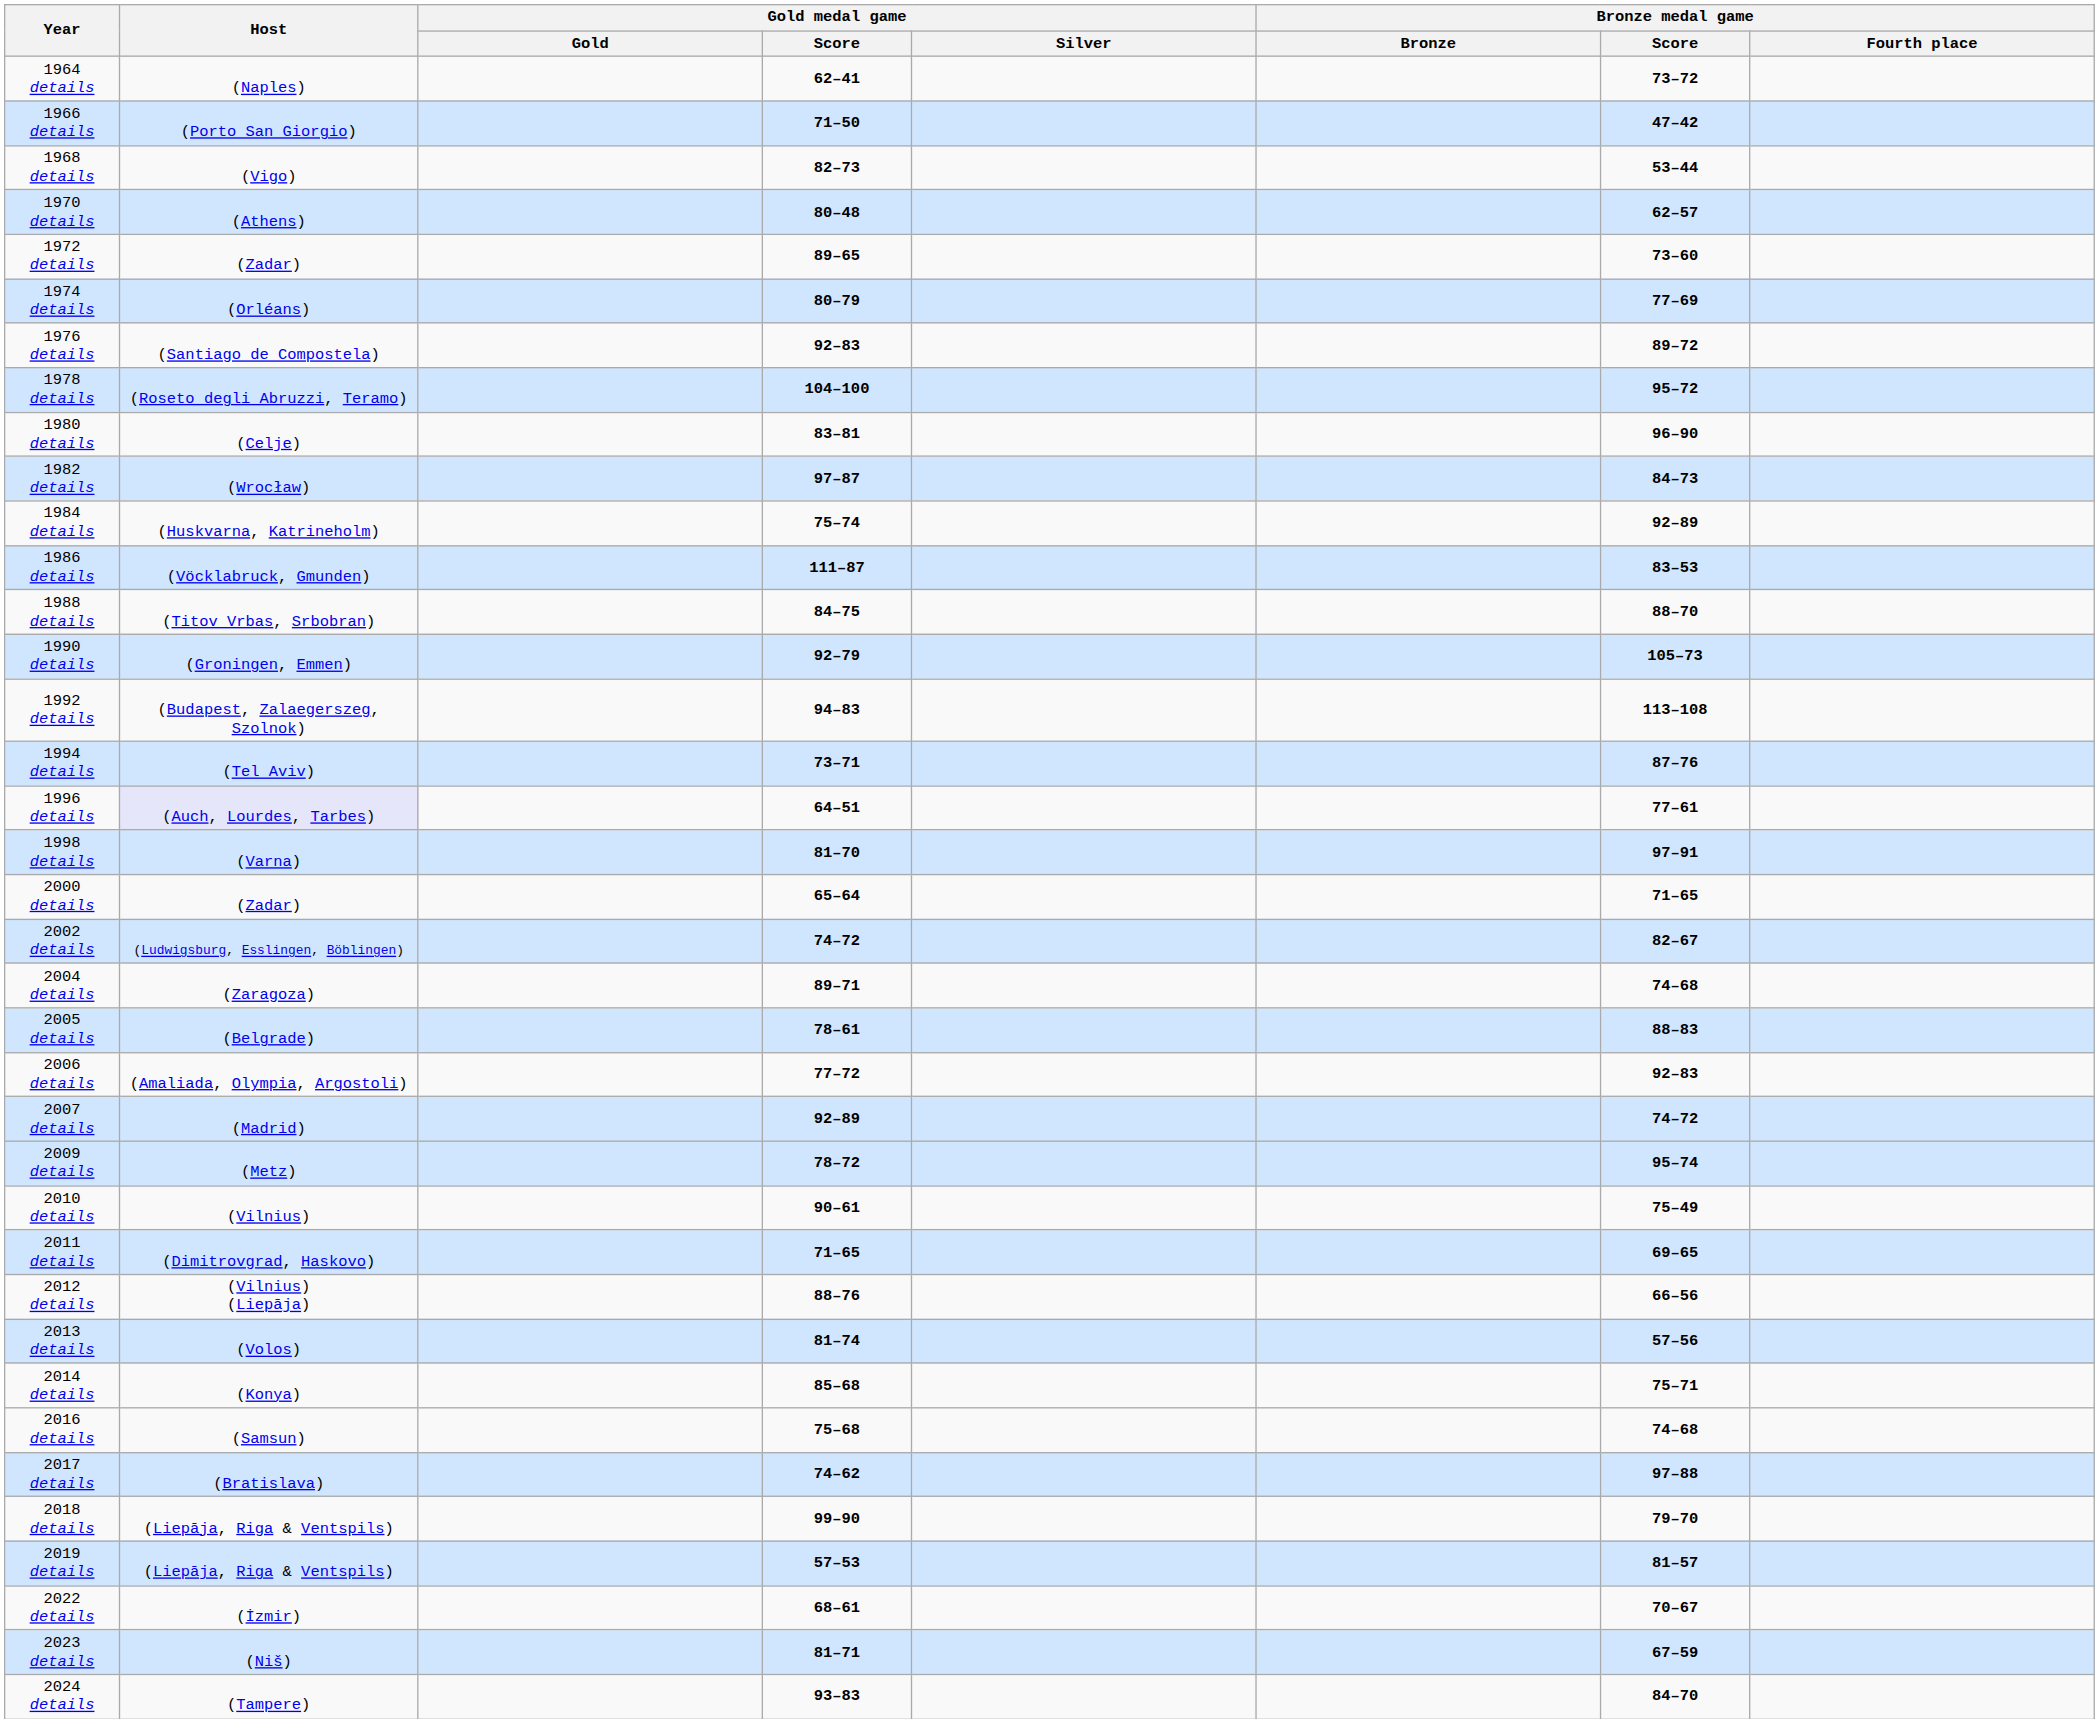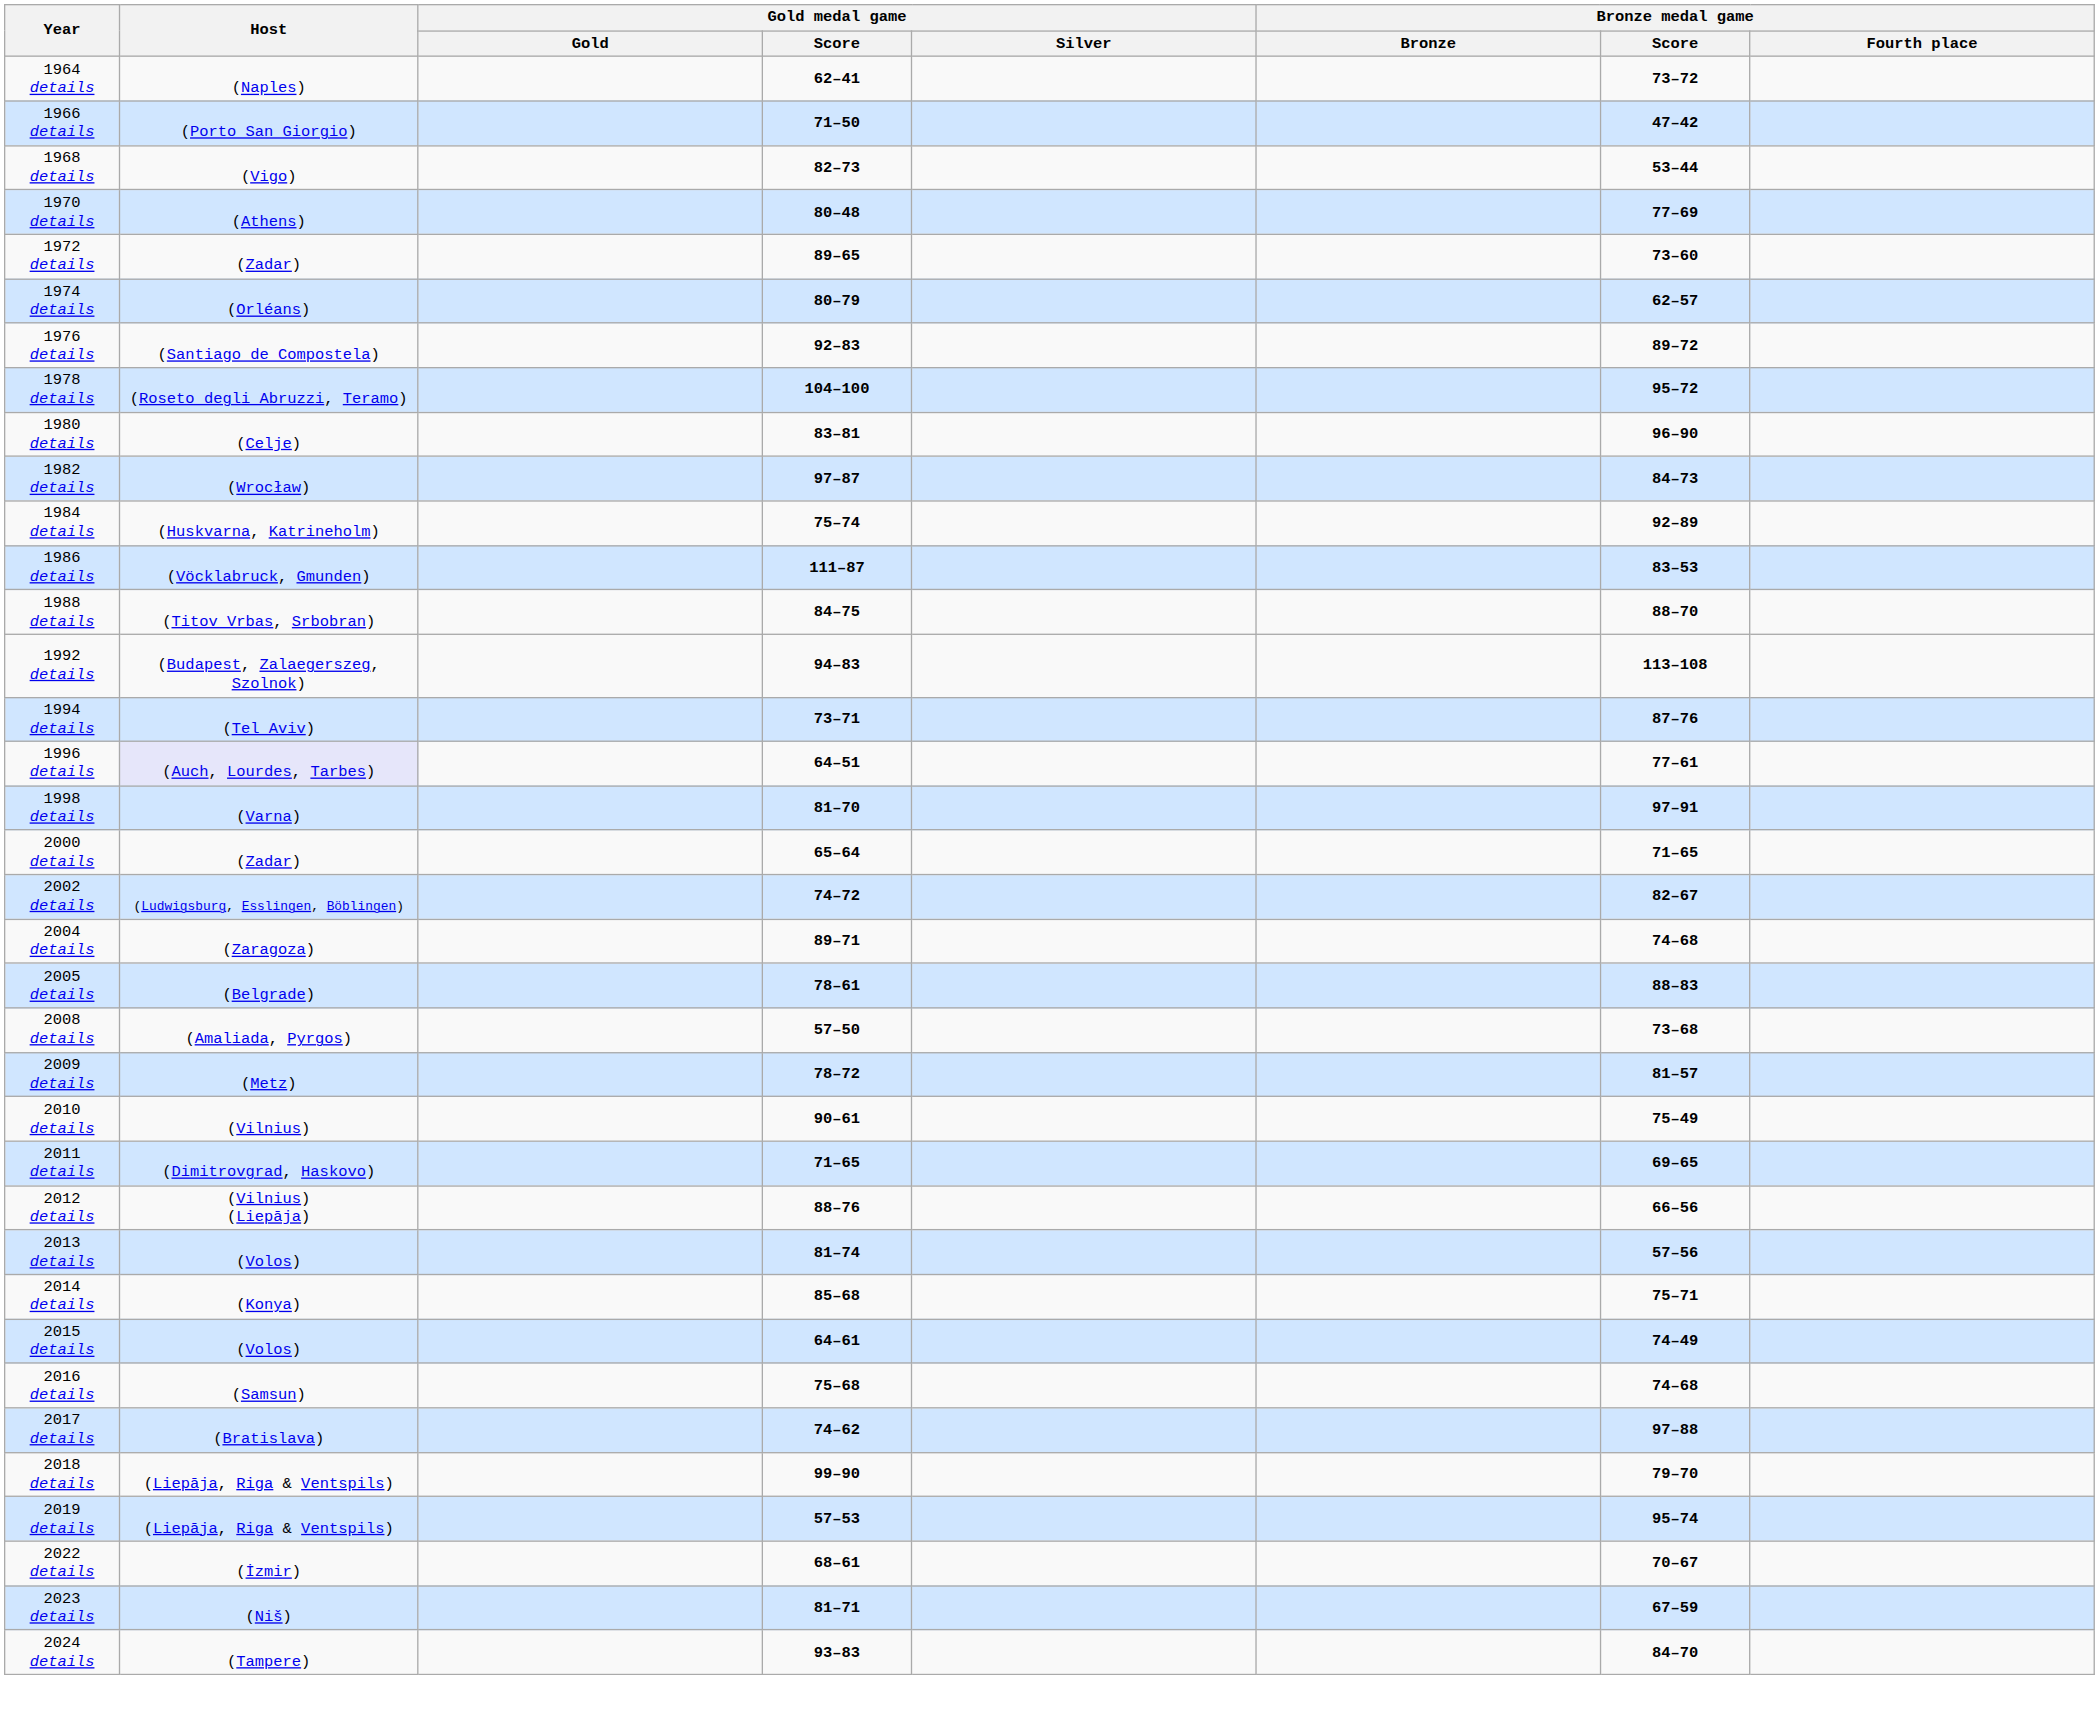(1675, 212) 62–57 -> (1675, 212) 77–69
(1675, 301) 77–69 -> (1675, 301) 62–57
- row: (62, 656)
- row: (62, 1074)
- row: (62, 1119)
+ row: (62, 1030)
(1675, 1163) 95–74 -> (1675, 1074) 81–57
+ row: (62, 1341)
(1675, 1563) 81–57 -> (1675, 1519) 95–74
